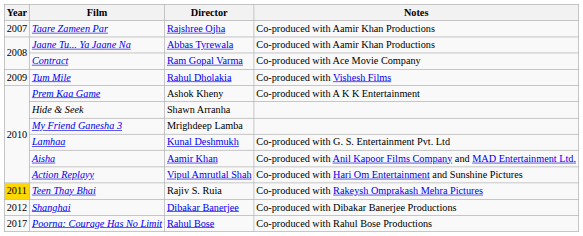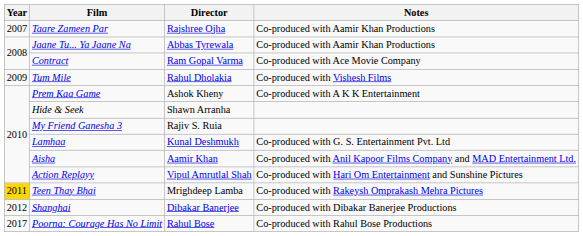(205, 126) Mrighdeep Lamba -> (194, 126) Rajiv S. Ruia
(194, 191) Rajiv S. Ruia -> (205, 191) Mrighdeep Lamba
